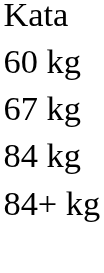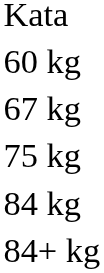+ row: (42, 156)
